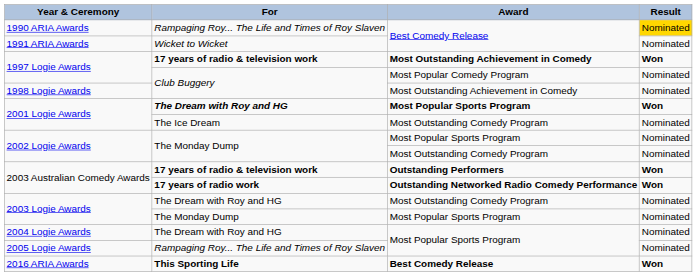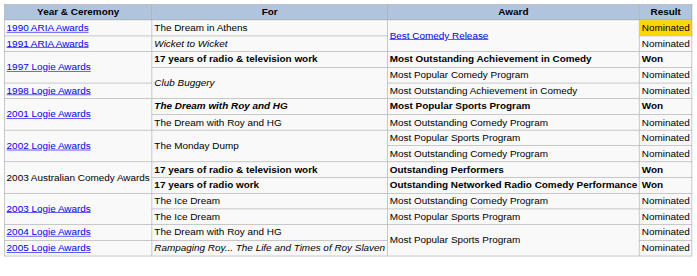(270, 28) Rampaging Roy... The Life and Times of Roy Slaven -> (201, 28) The Dream in Athens
(187, 122) The Ice Dream -> (218, 122) The Dream with Roy and HG
(218, 201) The Dream with Roy and HG -> (187, 201) The Ice Dream
(197, 216) The Monday Dump -> (187, 216) The Ice Dream
- row: (48, 264)
